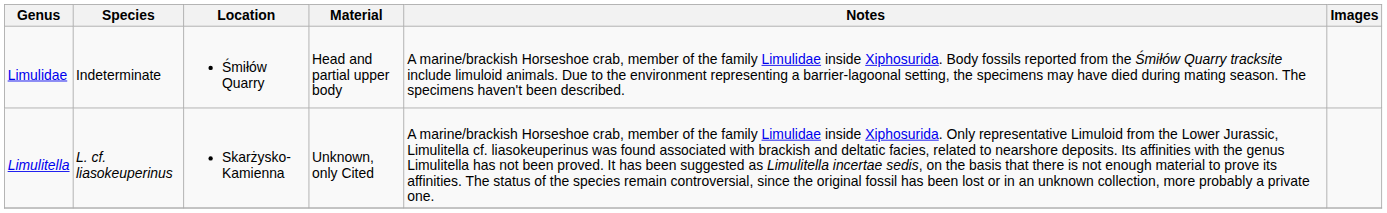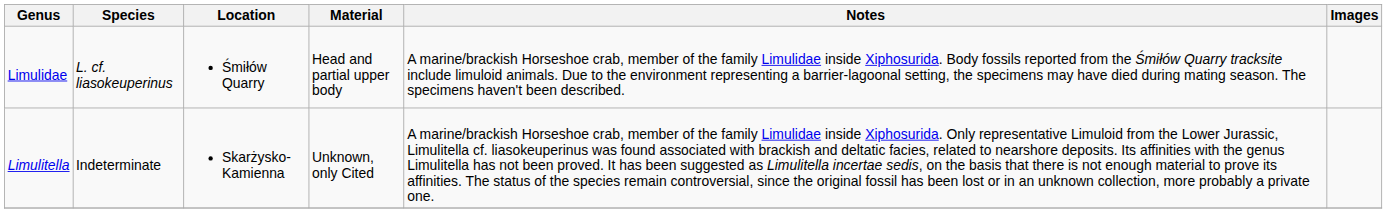(119, 75) Indeterminate -> (124, 75) L. cf. liasokeuperinus
(124, 165) L. cf. liasokeuperinus -> (119, 165) Indeterminate
